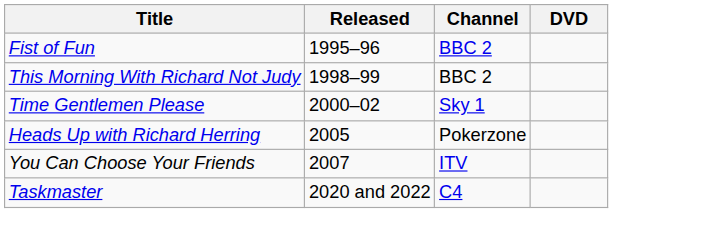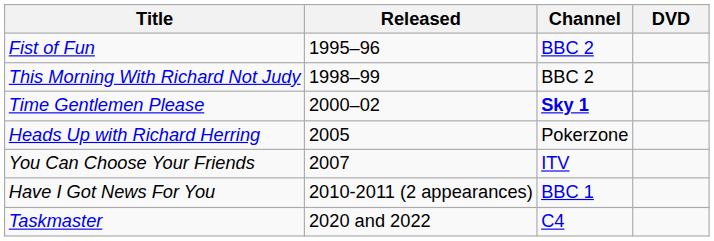(462, 105) normal -> (565, 105) bold
+ row: (112, 192)
